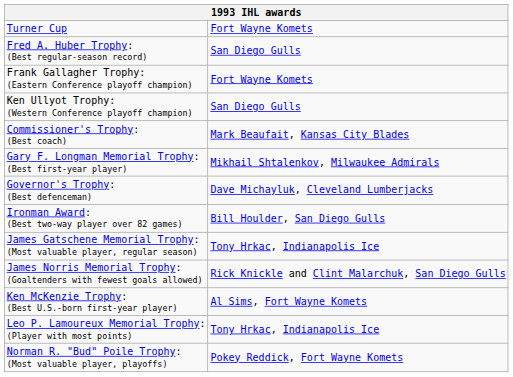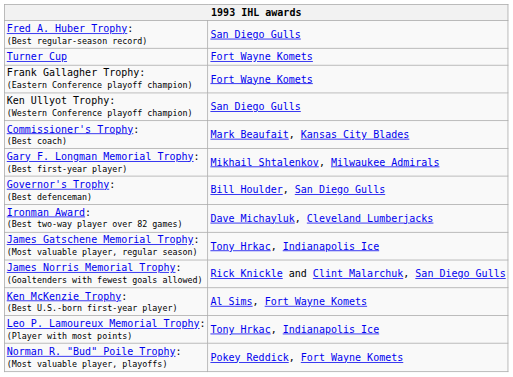rows swapped: (37, 29) <-> (77, 51)
(322, 190) Dave Michayluk, Cleveland Lumberjacks -> (298, 190) Bill Houlder, San Diego Gulls
(298, 218) Bill Houlder, San Diego Gulls -> (322, 218) Dave Michayluk, Cleveland Lumberjacks
